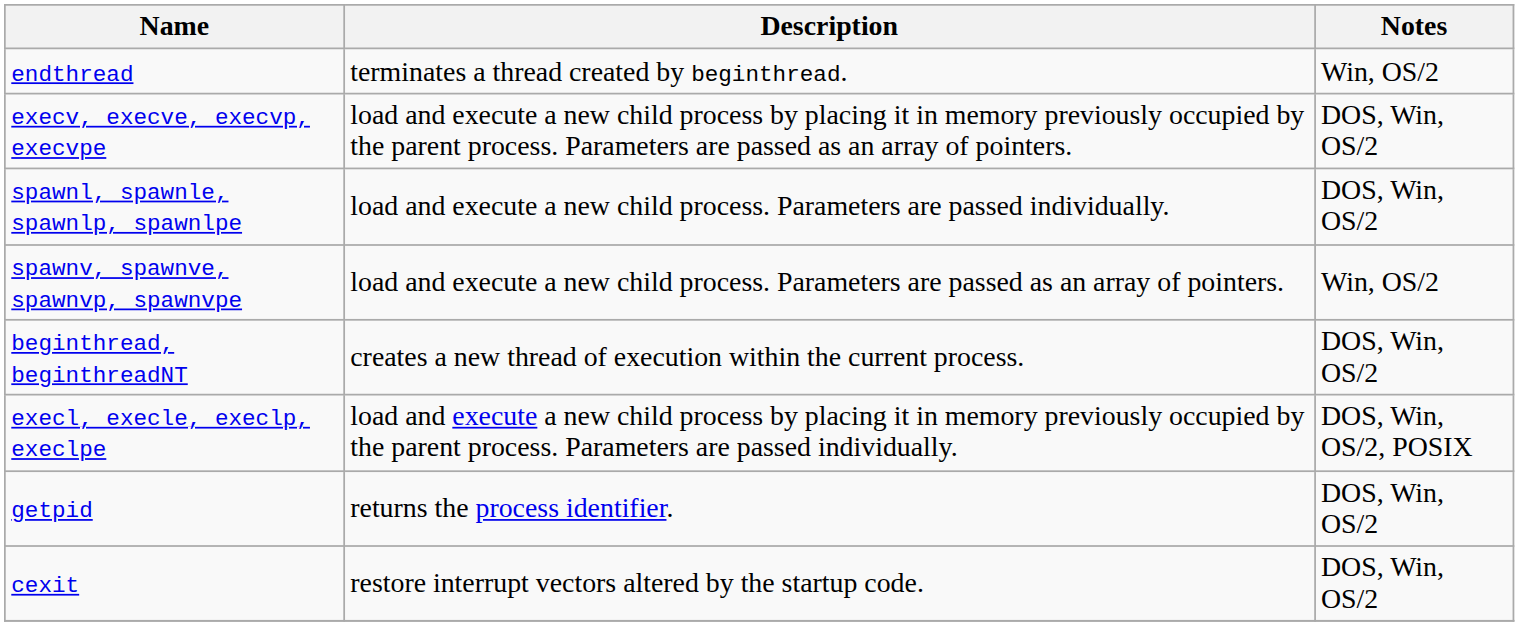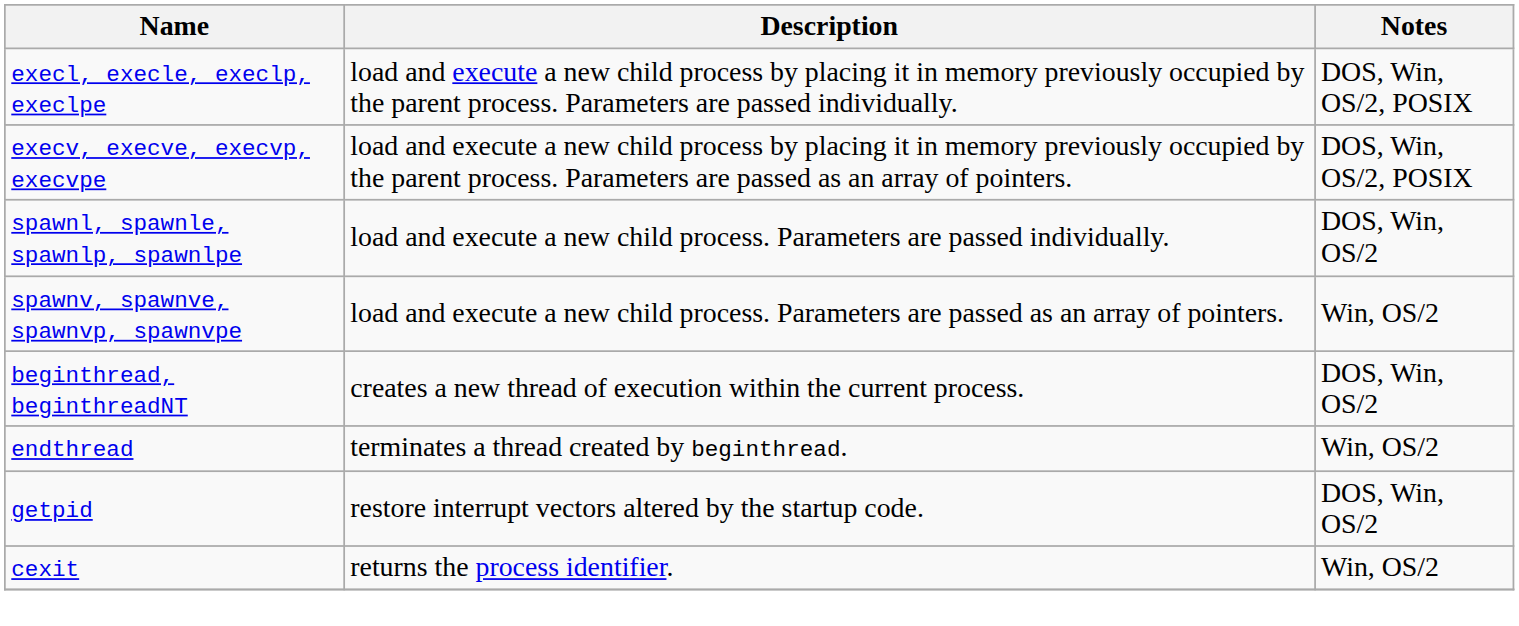rows swapped: (161, 435) <-> (72, 74)
(1382, 130) DOS, Win, OS/2 -> (1397, 161) DOS, Win, OS/2, POSIX
(512, 507) returns the process identifier. -> (637, 507) restore interrupt vectors altered by the startup code.
(637, 583) restore interrupt vectors altered by the startup code. -> (512, 567) returns the process identifier.
(1382, 583) DOS, Win, OS/2 -> (1380, 567) Win, OS/2
